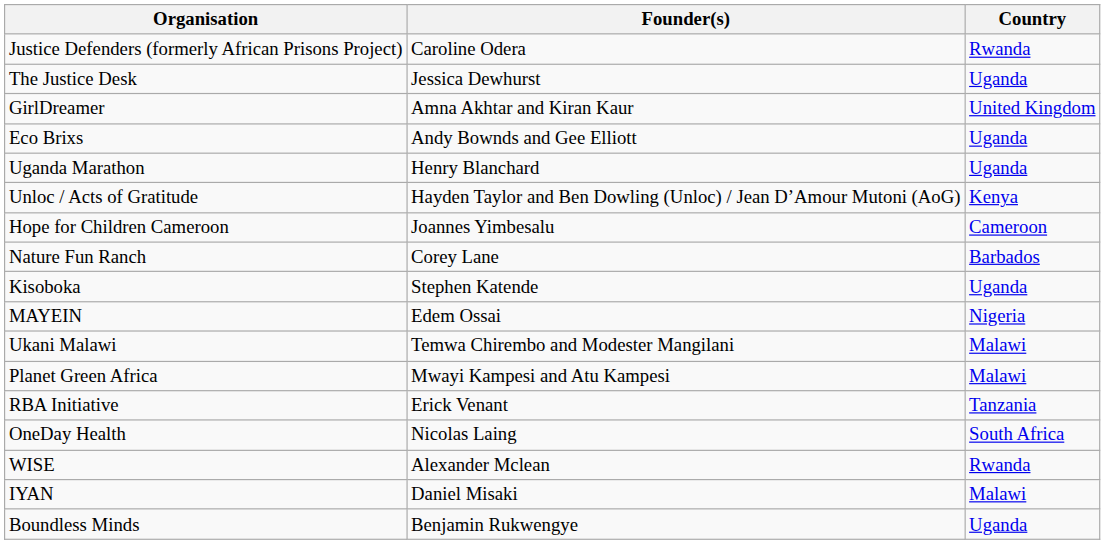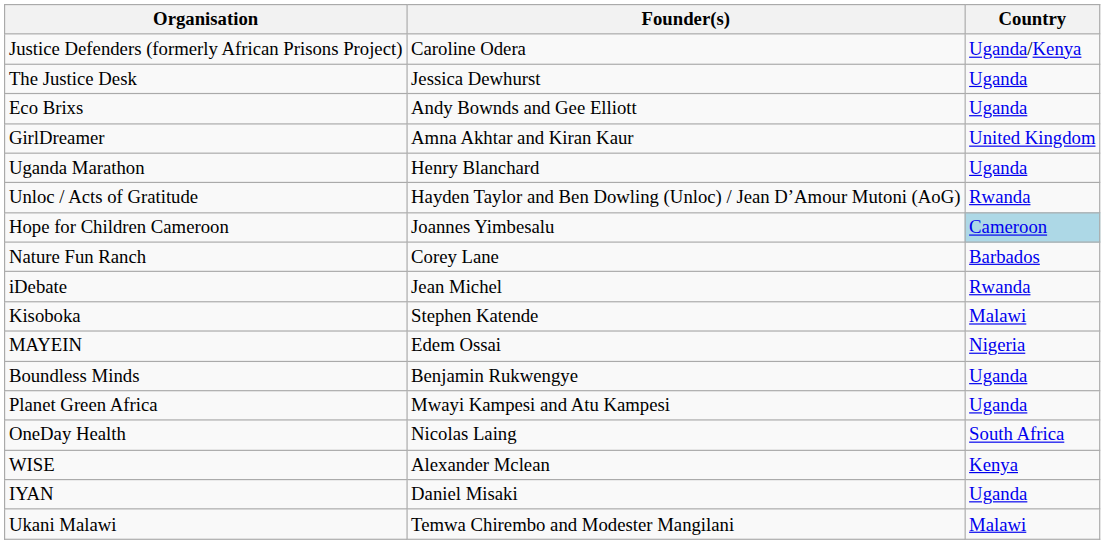(1000, 49) Rwanda -> (1025, 49) Uganda/Kenya
rows swapped: (57, 108) <-> (46, 138)
(994, 197) Kenya -> (1000, 197) Rwanda
(1008, 227) no background -> (1008, 227) lightblue background
+ row: (38, 286)
(998, 286) Uganda -> (998, 316) Malawi
rows swapped: (74, 524) <-> (63, 345)
(998, 375) Malawi -> (998, 405) Uganda
- row: (64, 405)
(1000, 464) Rwanda -> (994, 464) Kenya
(998, 494) Malawi -> (998, 494) Uganda
